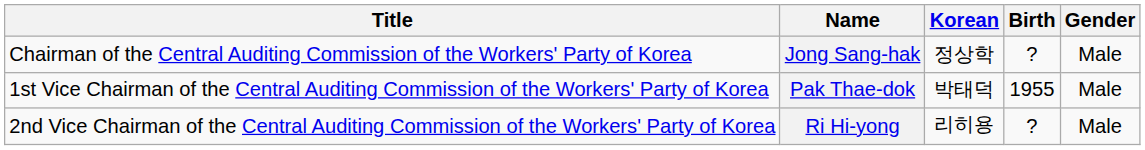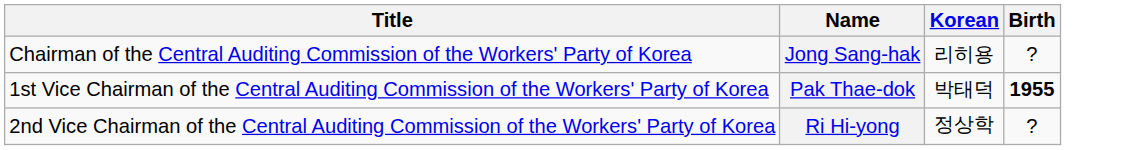- column: (1100, 20)
(964, 53) 정상학 -> (964, 53) 리히용
(1032, 90) normal -> (1032, 90) bold
(964, 125) 리히용 -> (964, 125) 정상학
